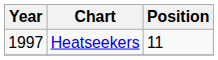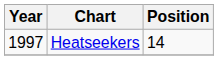(155, 42) 11 -> (156, 42) 14
